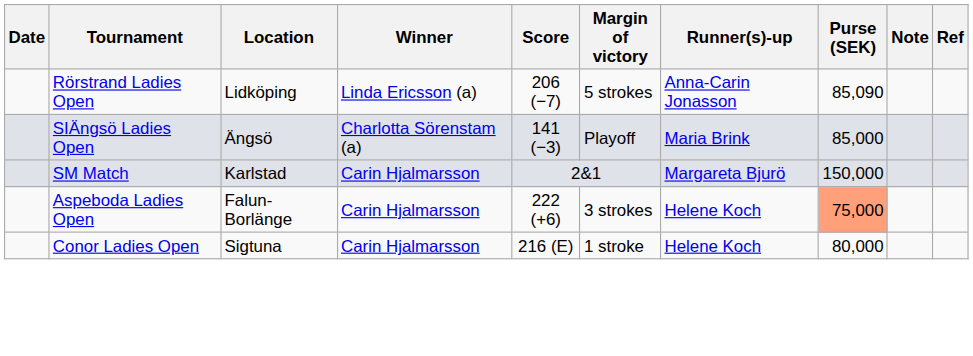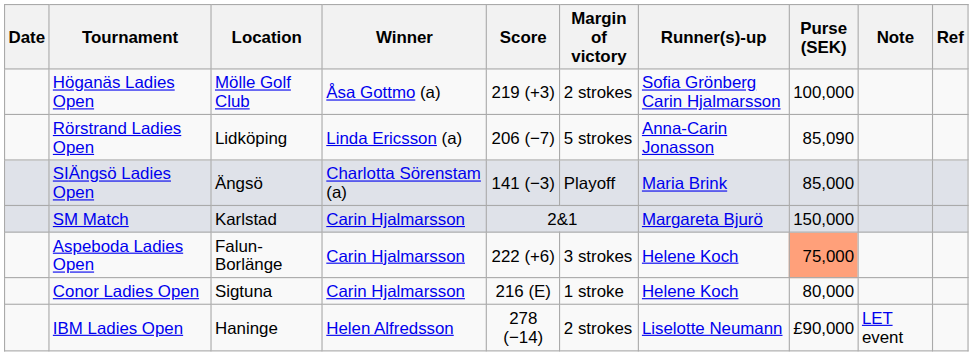+ row: (114, 92)
+ row: (118, 328)
